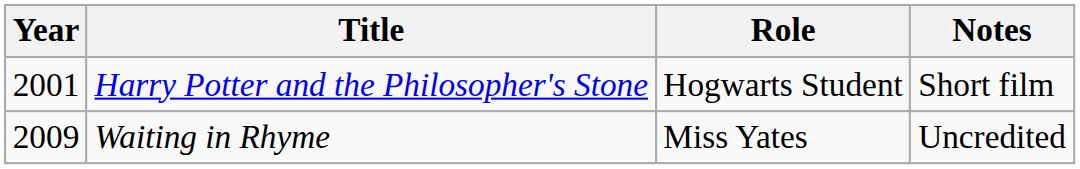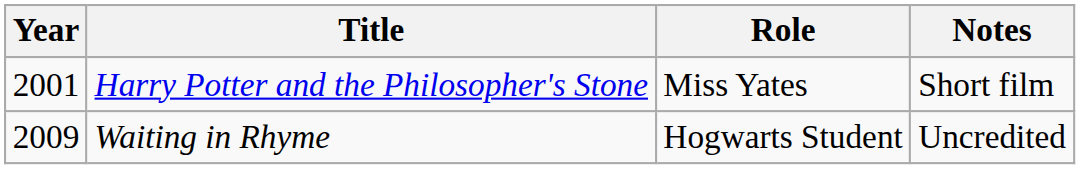(783, 83) Hogwarts Student -> (735, 83) Miss Yates
(735, 136) Miss Yates -> (783, 136) Hogwarts Student
